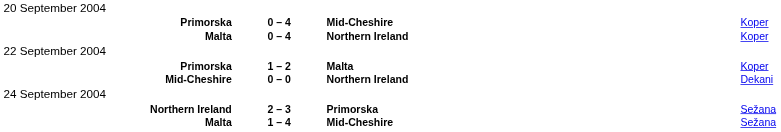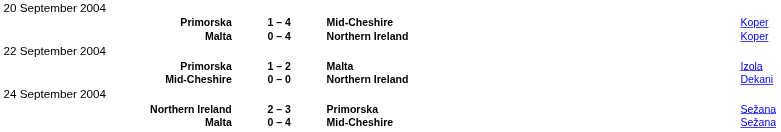(279, 23) 0 – 4 -> (279, 23) 1 – 4
(754, 66) Koper -> (752, 66) Izola
(279, 123) 1 – 4 -> (279, 123) 0 – 4
